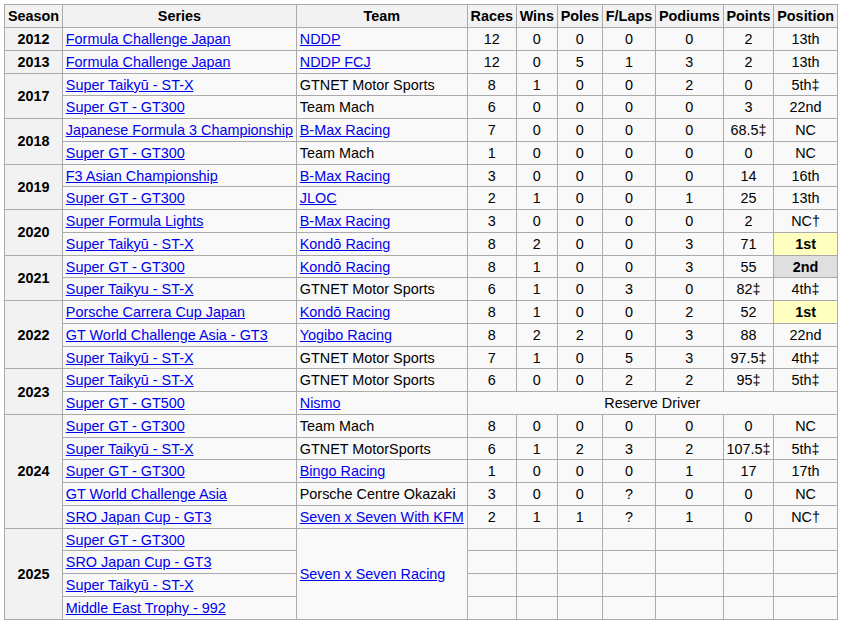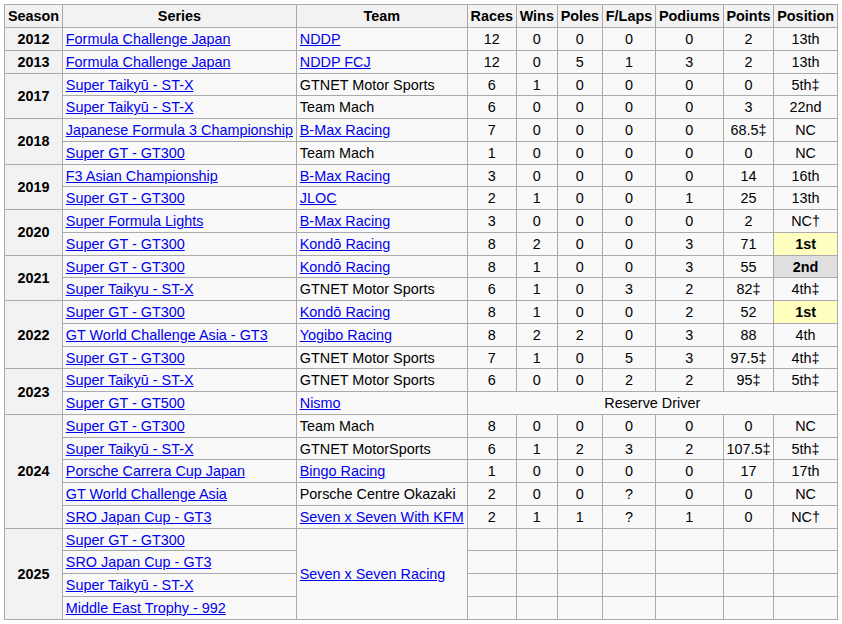(492, 85) 8 -> (492, 85) 6
(689, 85) 2 -> (689, 85) 0
(125, 107) Super GT - GT300 -> (130, 107) Super Taikyū - ST-X
(130, 244) Super Taikyū - ST-X -> (125, 244) Super GT - GT300
(689, 289) 0 -> (689, 289) 2
(155, 312) Porsche Carrera Cup Japan -> (125, 312) Super GT - GT300
(806, 335) 22nd -> (806, 335) 4th
(130, 358) Super Taikyū - ST-X -> (125, 358) Super GT - GT300
(125, 471) Super GT - GT300 -> (155, 471) Porsche Carrera Cup Japan
(689, 471) 1 -> (689, 471) 0
(492, 494) 3 -> (492, 494) 2
